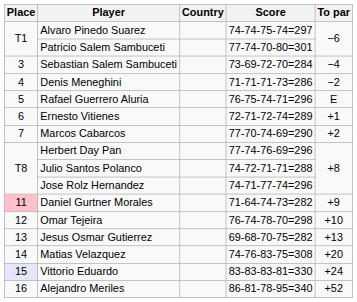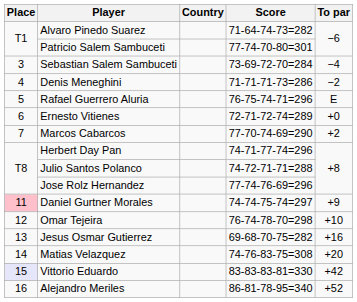(271, 30) 74-74-75-74=297 -> (271, 30) 71-64-74-73=282
(334, 116) +1 -> (334, 116) +0
(271, 151) 77-74-76-69=296 -> (271, 151) 74-71-77-74=296
(271, 185) 74-71-77-74=296 -> (271, 185) 77-74-76-69=296
(271, 202) 71-64-74-73=282 -> (271, 202) 74-74-75-74=297
(334, 237) +13 -> (334, 237) +16
(334, 271) +24 -> (334, 271) +42
